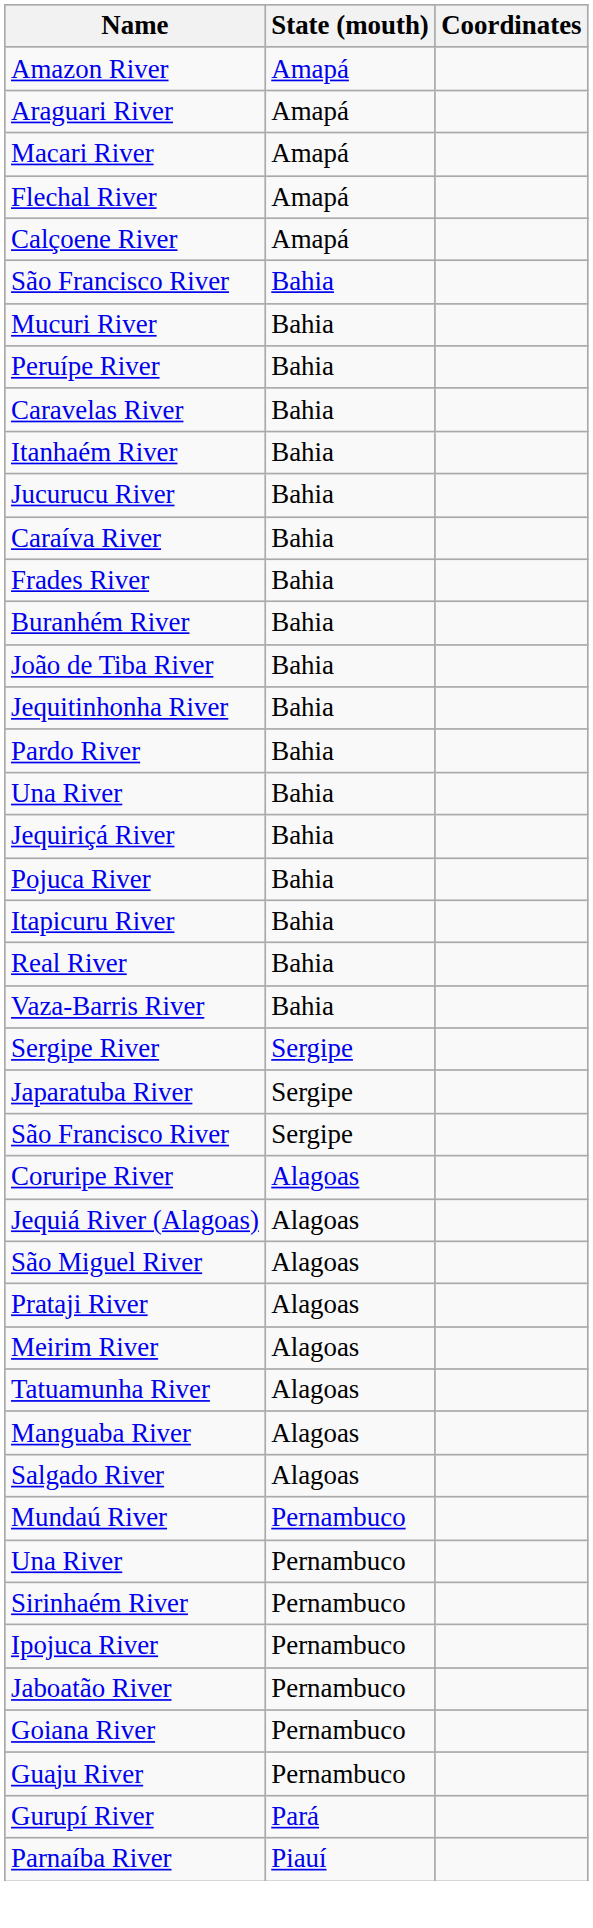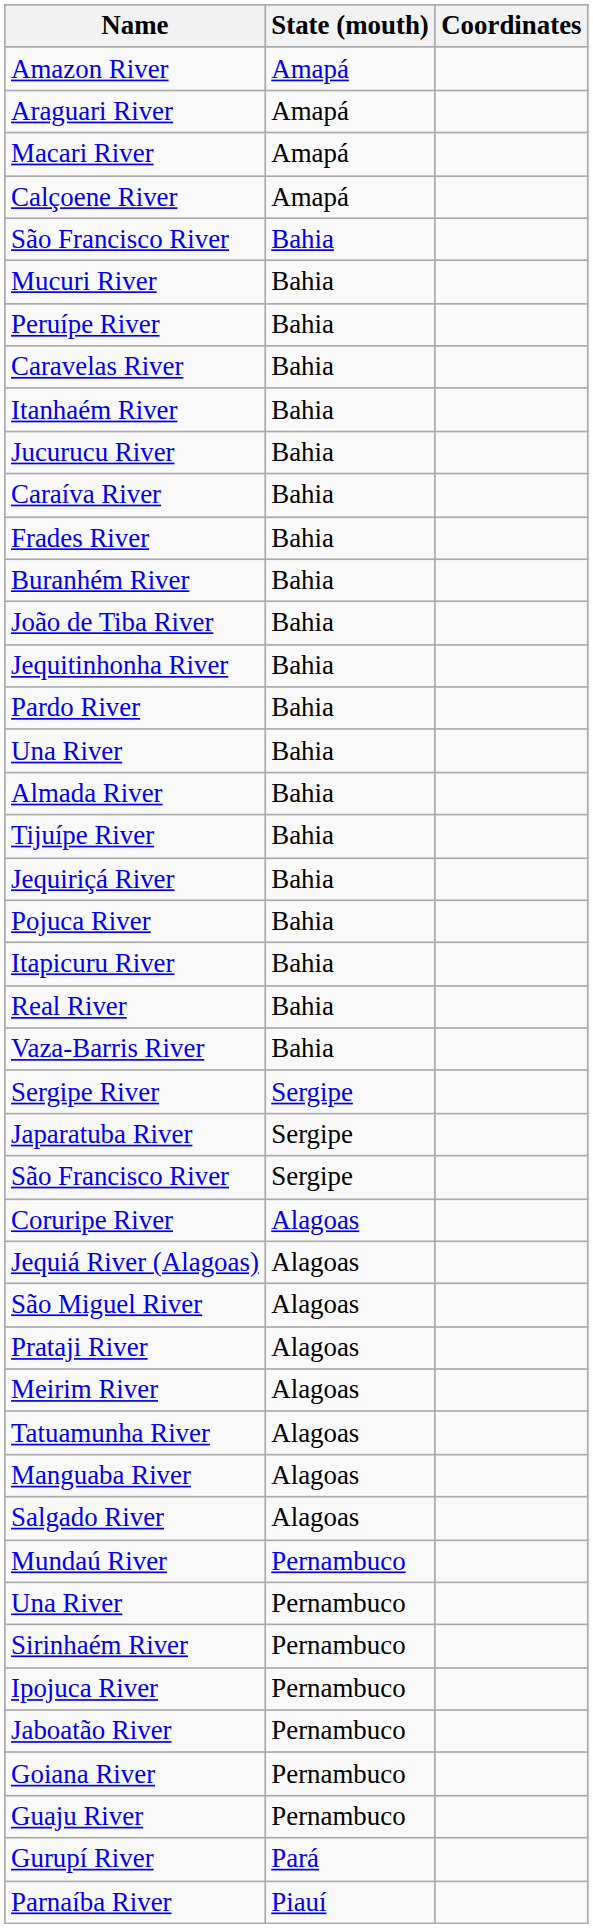- row: (84, 196)
+ row: (87, 793)
+ row: (83, 835)
